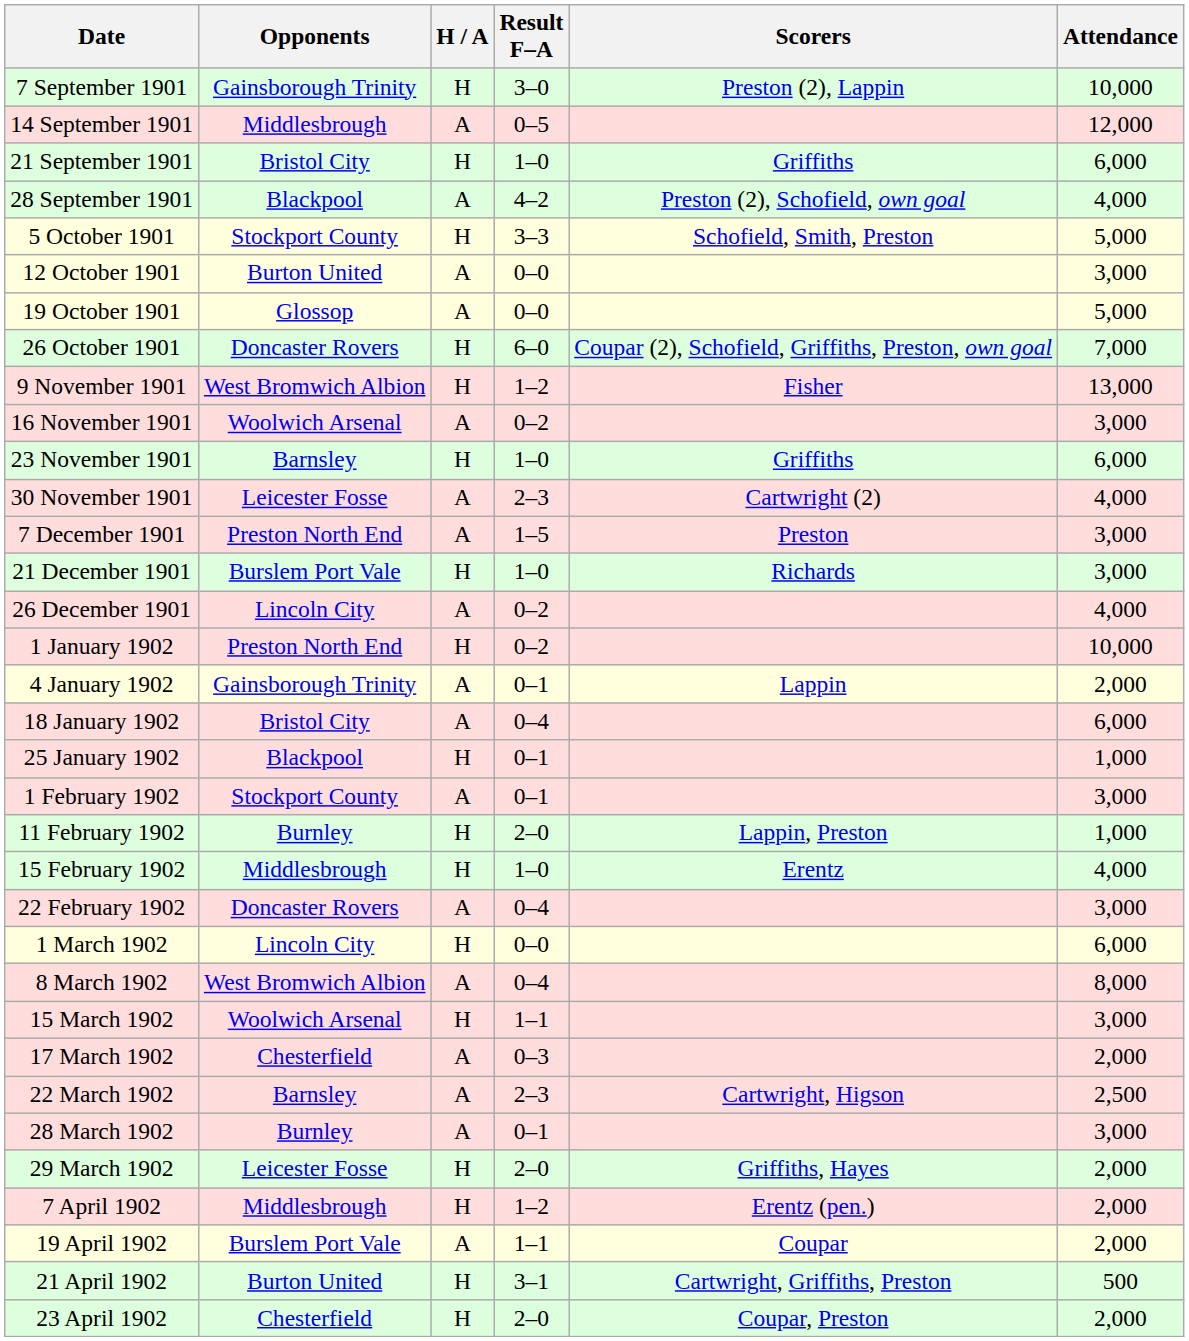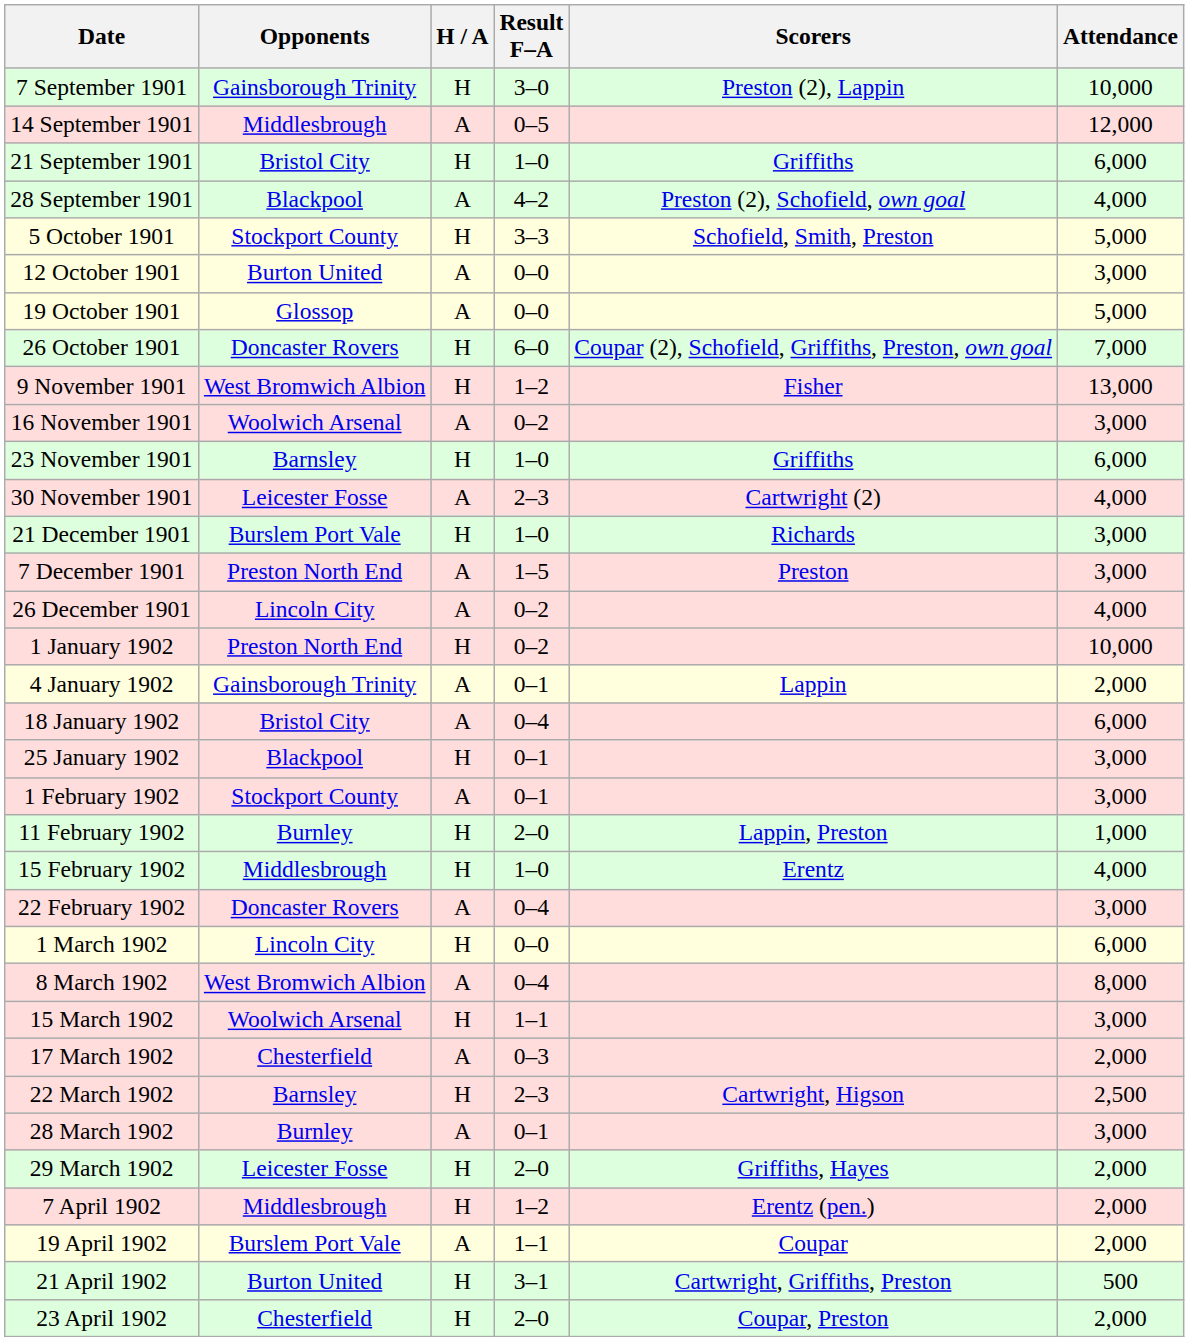rows swapped: (102, 534) <-> (102, 571)
(1120, 758) 1,000 -> (1120, 758) 3,000
(462, 1094) A -> (462, 1094) H
